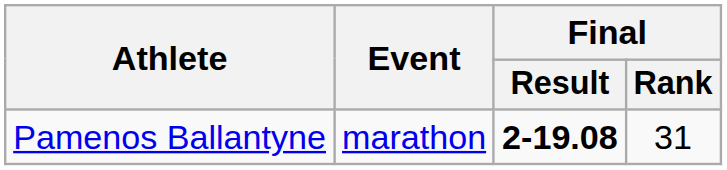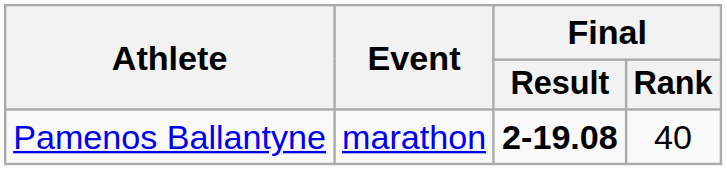(673, 137) 31 -> (673, 137) 40
